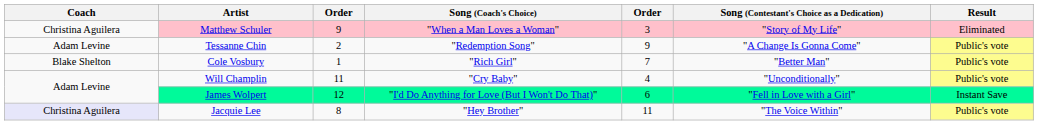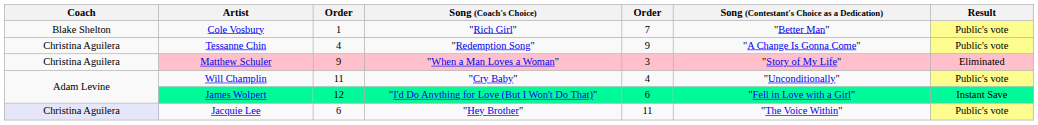rows swapped: (236, 62) <-> (236, 29)
(81, 45) Adam Levine -> (81, 45) Christina Aguilera
(339, 45) 2 -> (339, 45) 4
(339, 111) 8 -> (339, 111) 6
